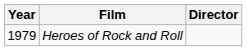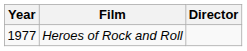(22, 35) 1979 -> (22, 35) 1977
